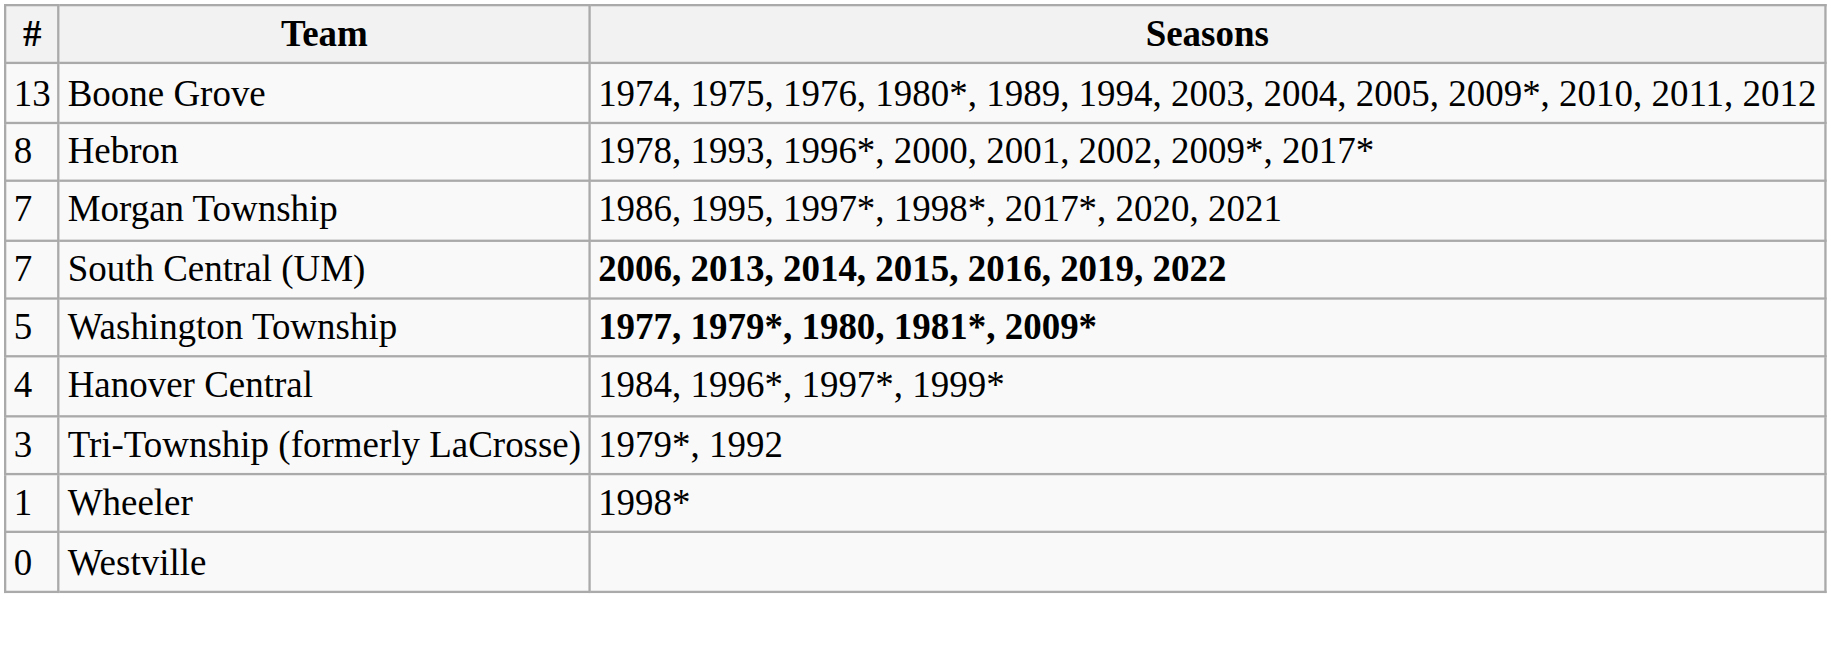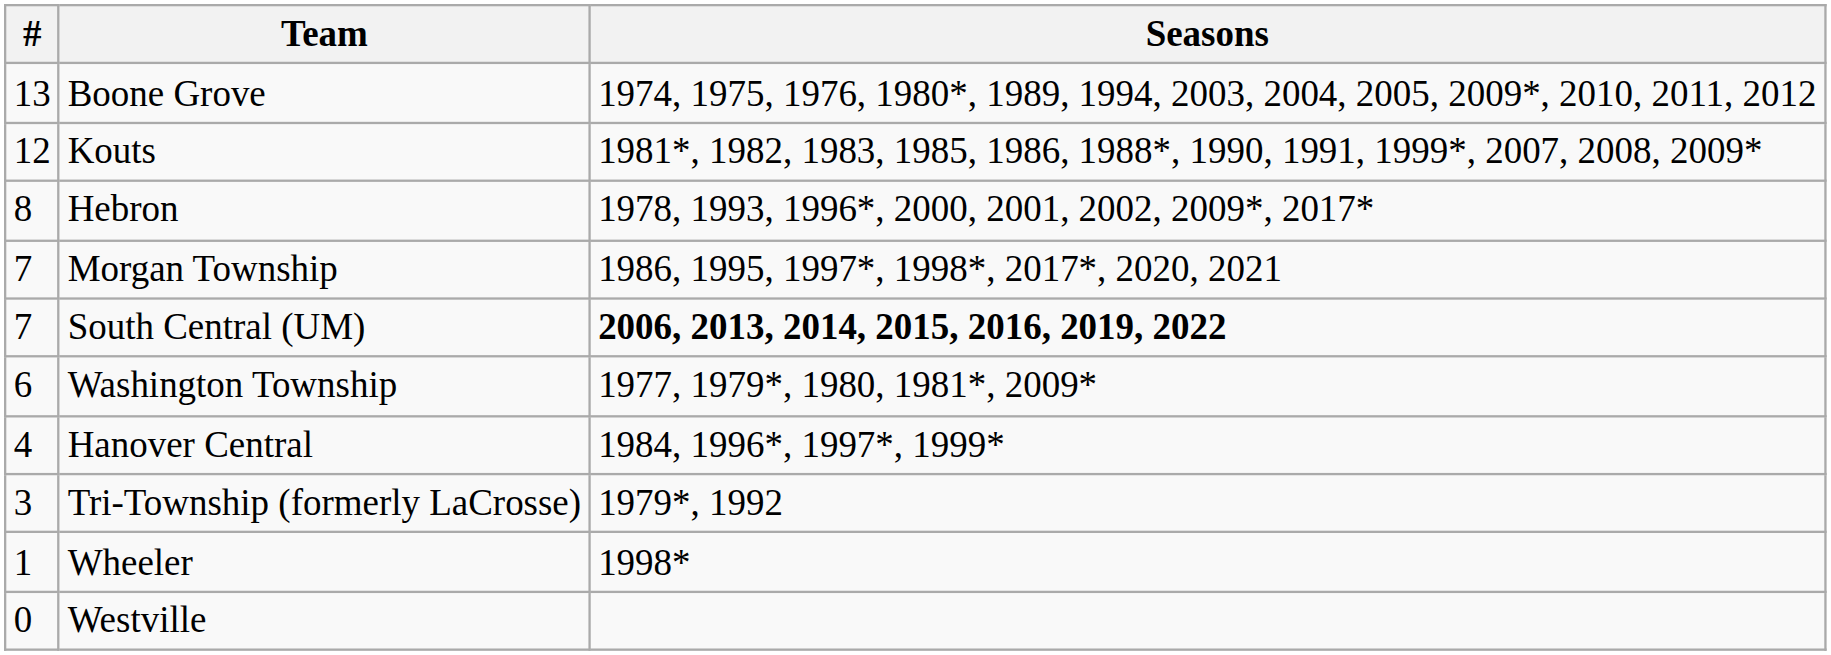+ row: (112, 151)
(23, 326) 5 -> (23, 385) 6
(848, 326) bold -> (848, 385) normal
